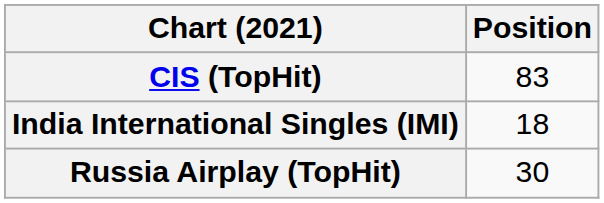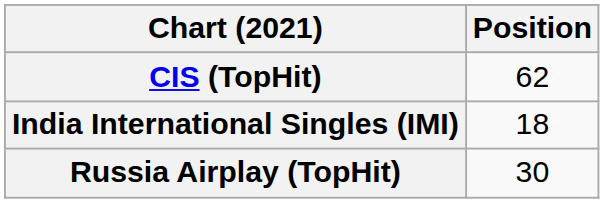(532, 76) 83 -> (532, 76) 62
